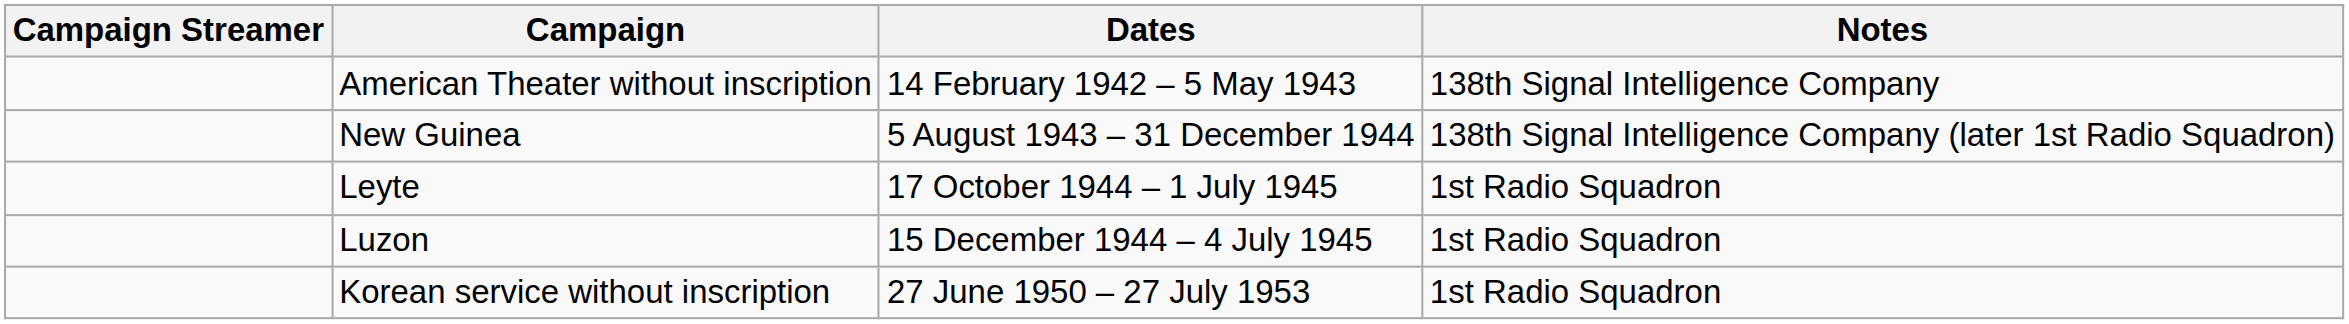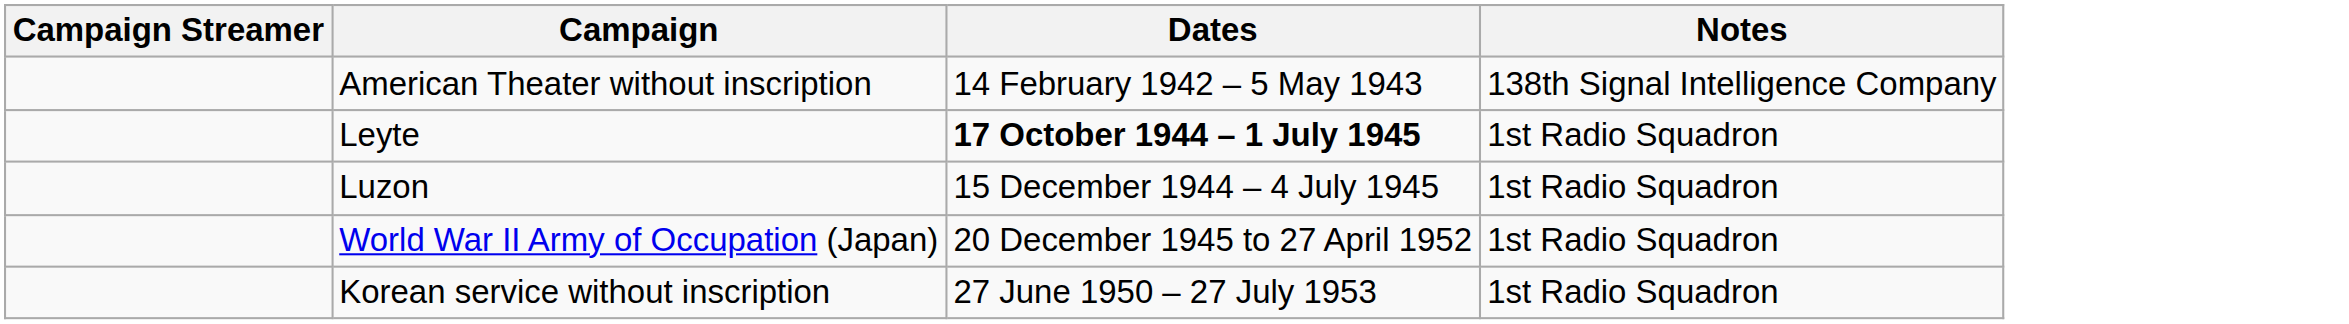- row: (430, 135)
(1112, 187) normal -> (1187, 135) bold
+ row: (639, 239)
